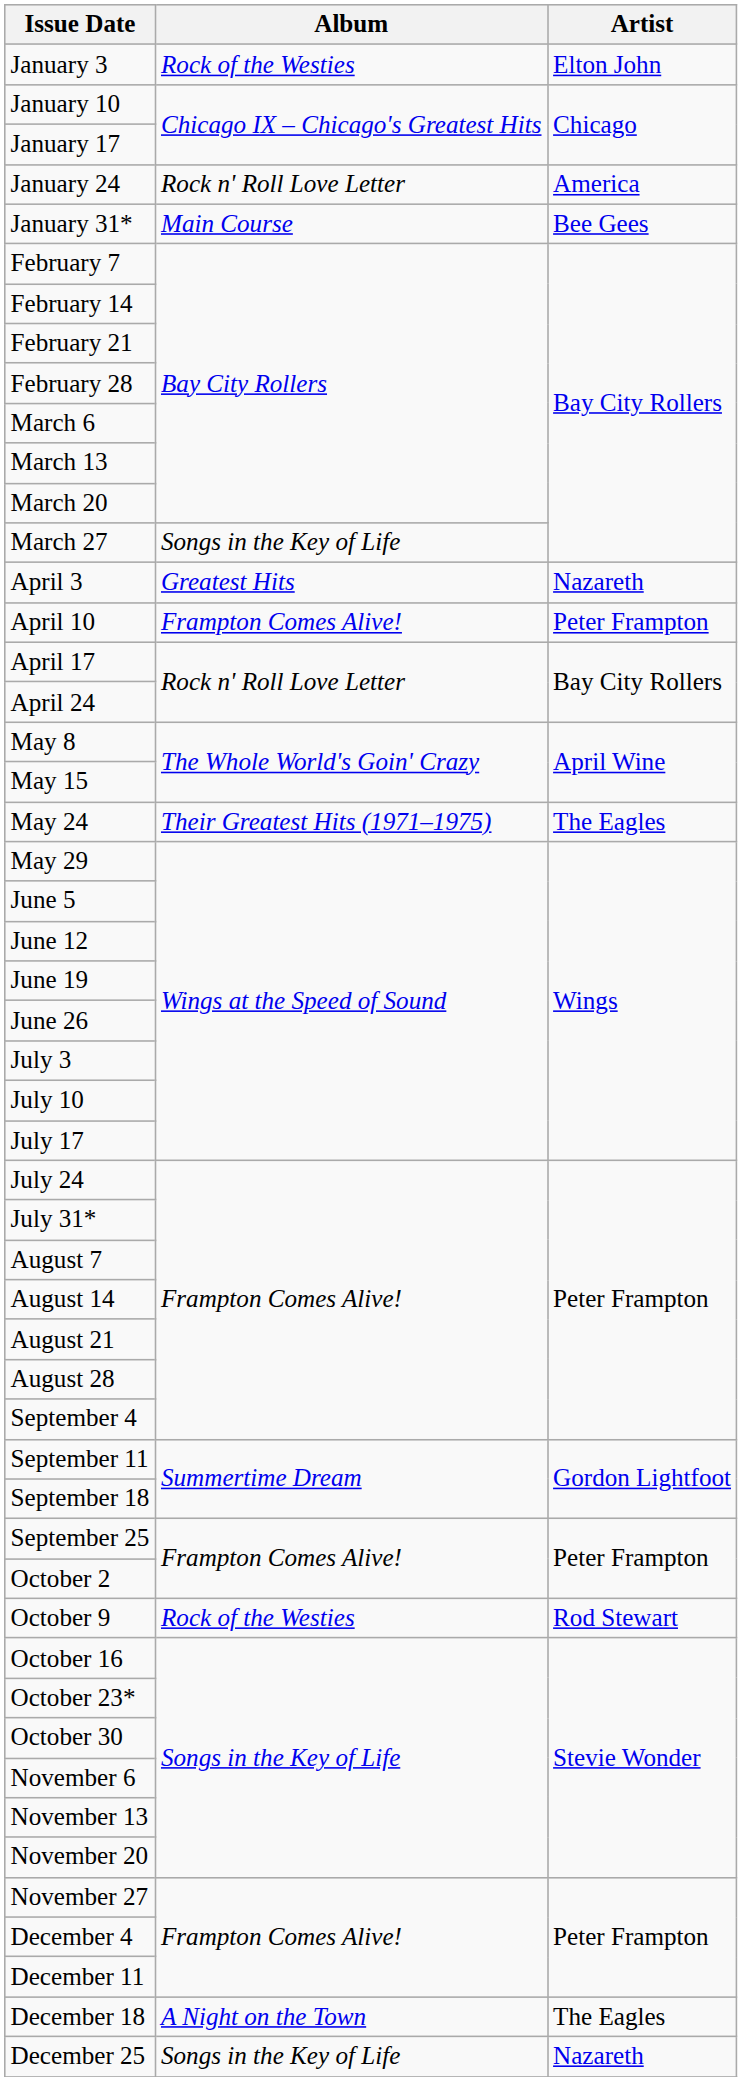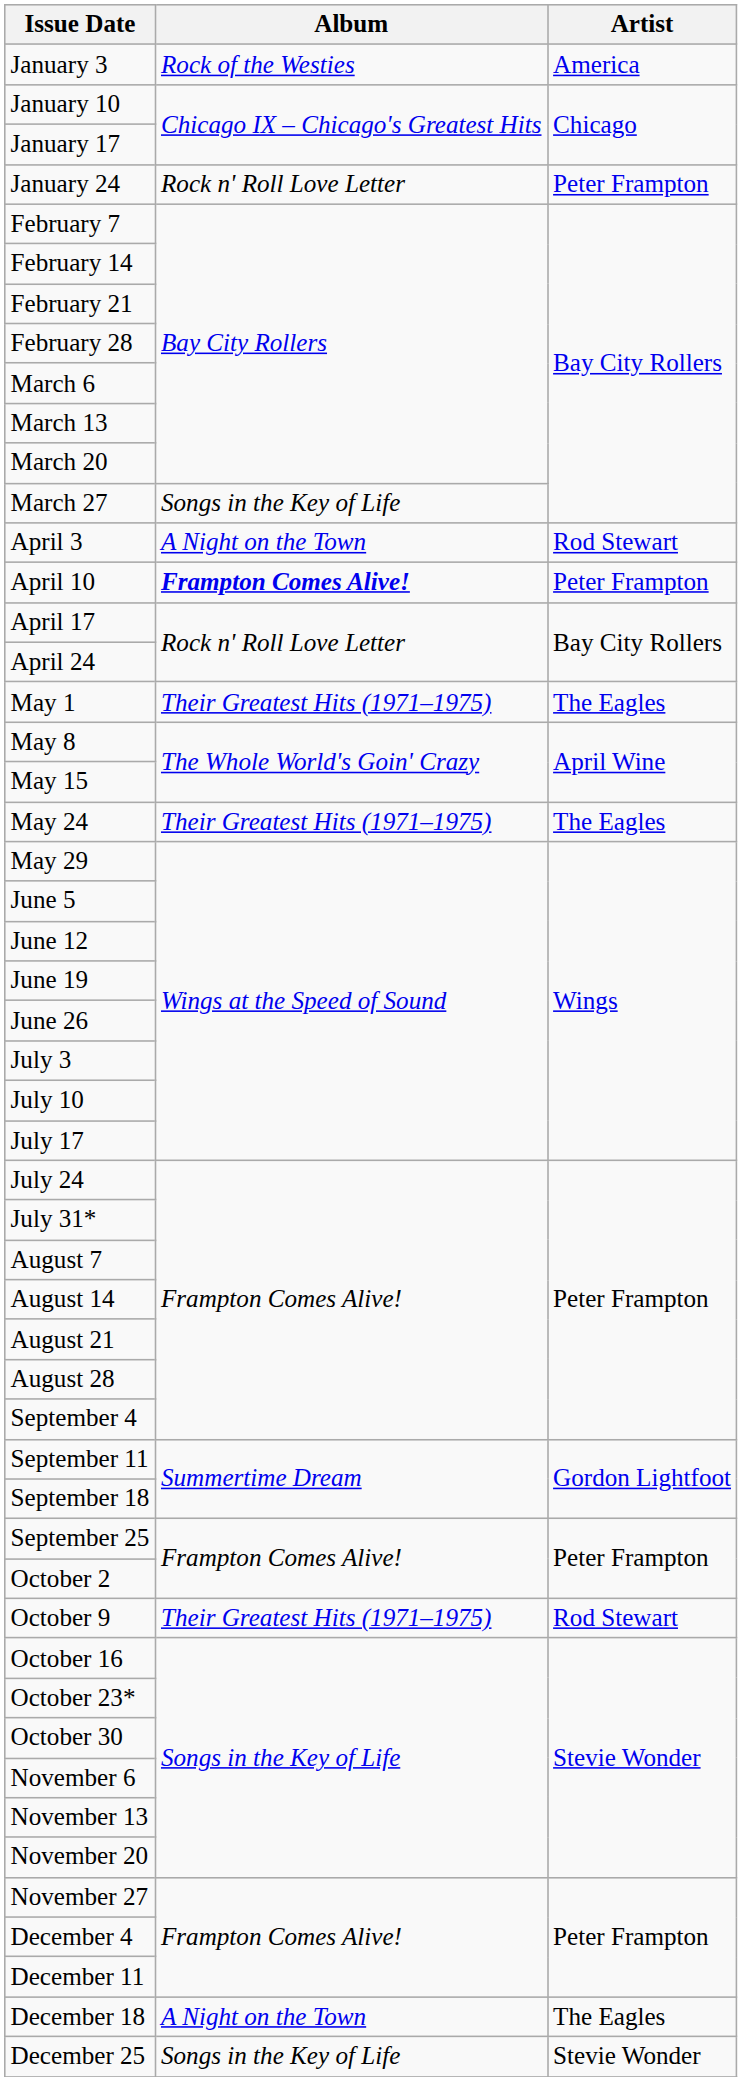(607, 64) Elton John -> (596, 64) America
(596, 183) America -> (631, 183) Peter Frampton
- row: (72, 223)
(228, 582) Greatest Hits -> (264, 542) A Night on the Town
(598, 582) Nazareth -> (616, 542) Rod Stewart
(281, 622) normal -> (285, 582) bold
+ row: (43, 701)
(258, 1617) Rock of the Westies -> (326, 1617) Their Greatest Hits (1971–1975)
(598, 2056) Nazareth -> (627, 2056) Stevie Wonder
